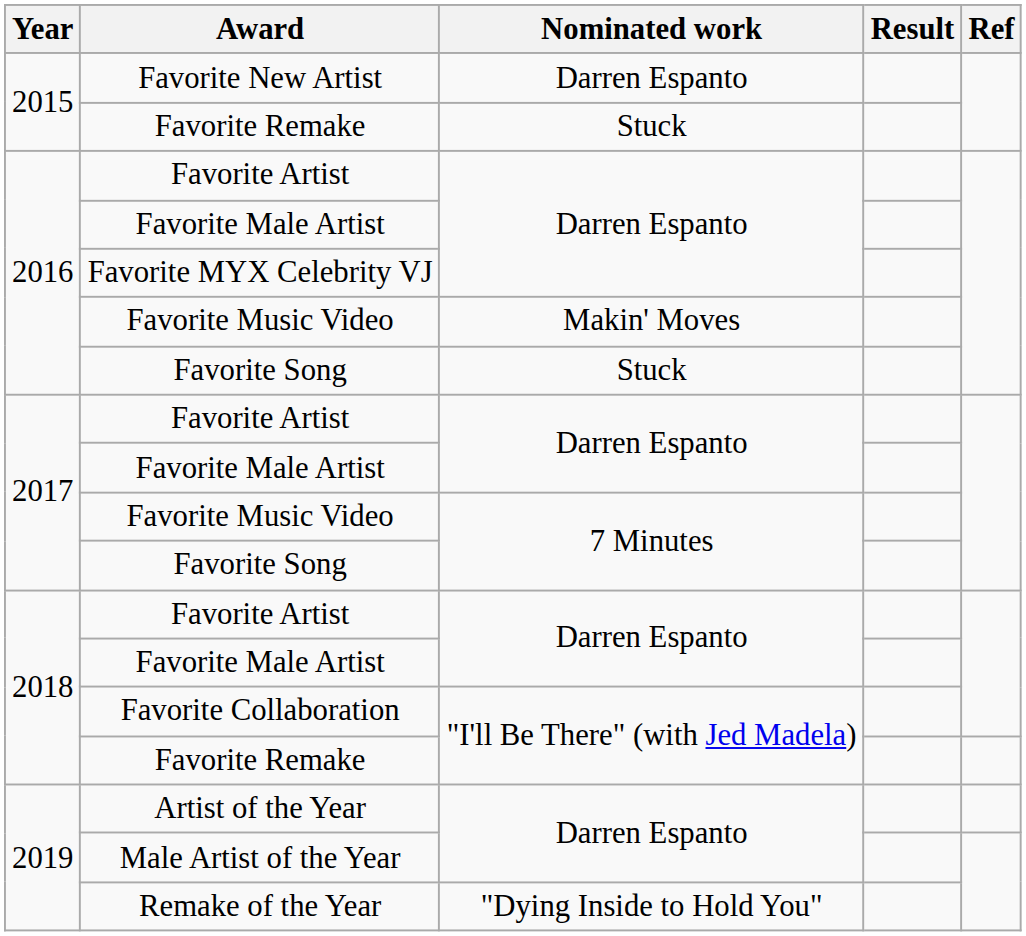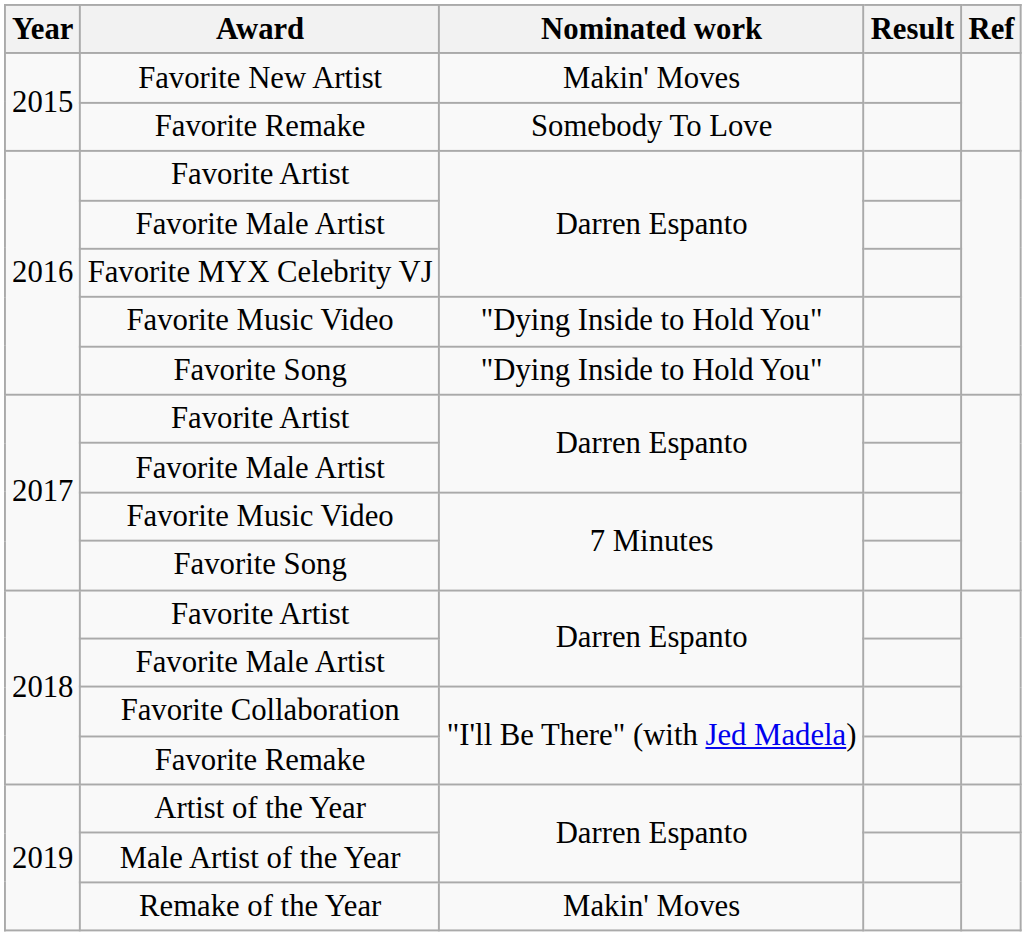(652, 77) Darren Espanto -> (652, 77) Makin' Moves
(652, 126) Stuck -> (652, 126) Somebody To Love
(652, 321) Makin' Moves -> (652, 321) "Dying Inside to Hold You"
(652, 369) Stuck -> (652, 369) "Dying Inside to Hold You"
(652, 905) "Dying Inside to Hold You" -> (652, 905) Makin' Moves
